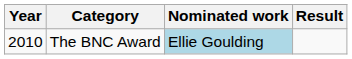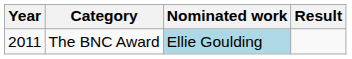(25, 41) 2010 -> (25, 41) 2011
